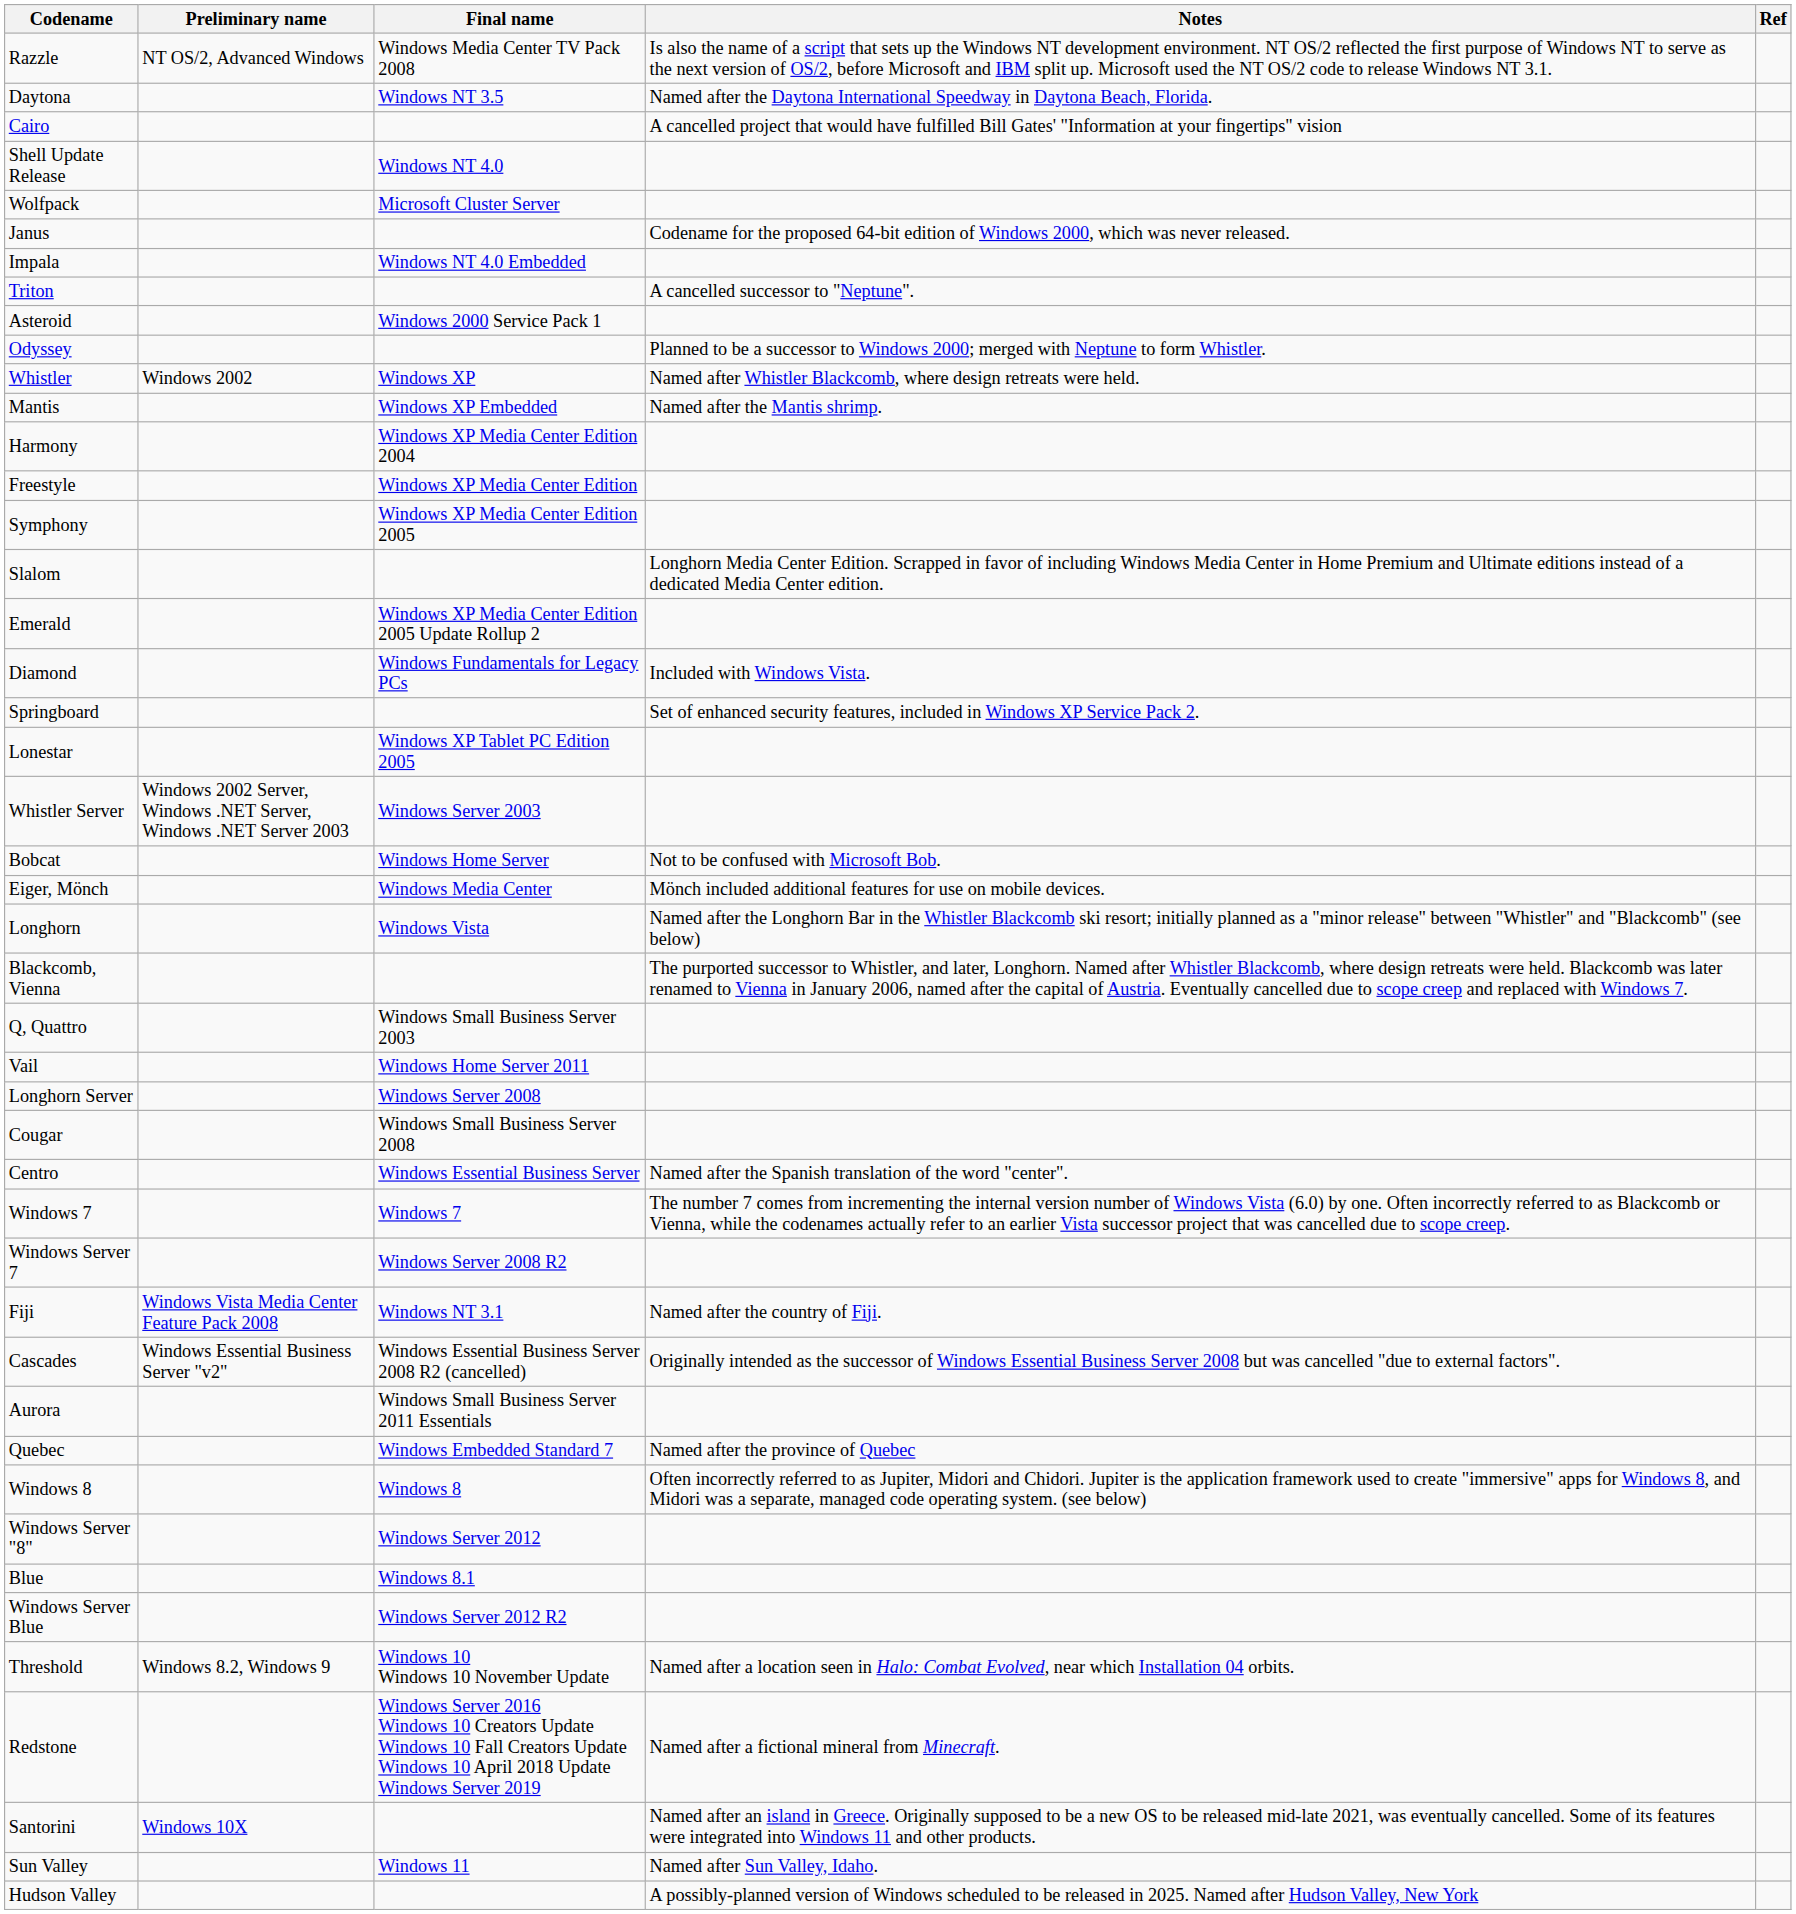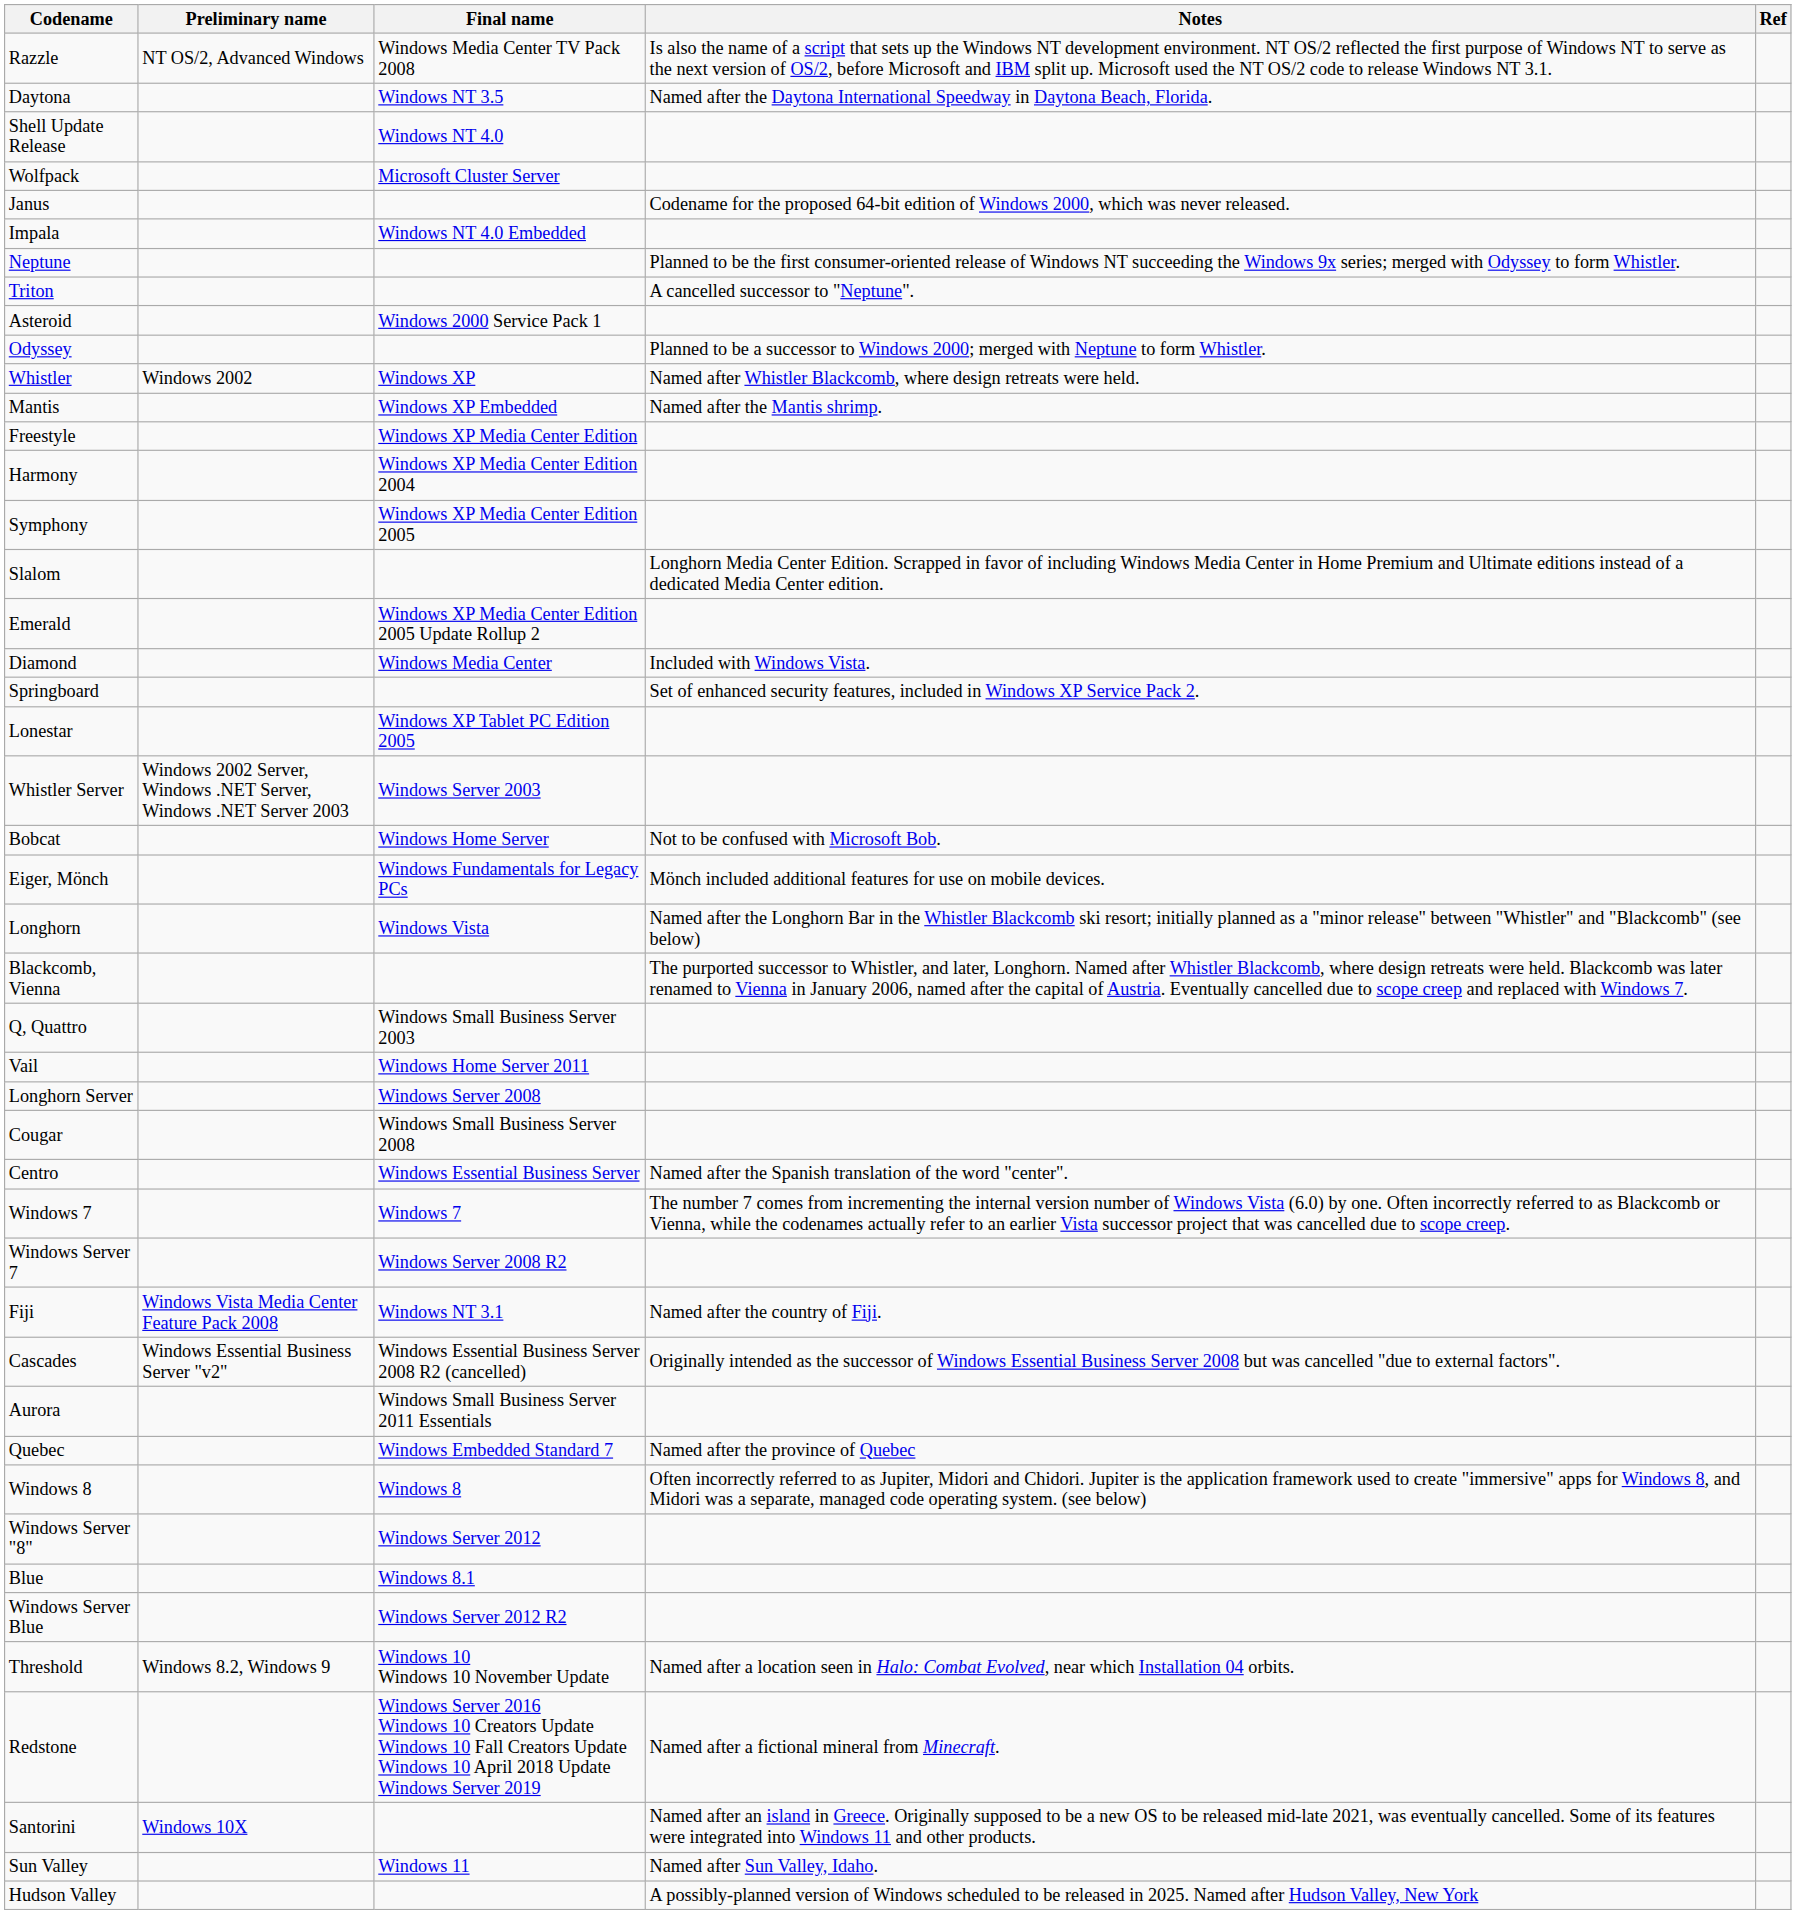- row: (29, 126)
+ row: (40, 262)
rows swapped: (42, 485) <-> (43, 446)
(508, 673) Windows Fundamentals for Legacy PCs -> (465, 662) Windows Media Center
(465, 889) Windows Media Center -> (508, 879) Windows Fundamentals for Legacy PCs
